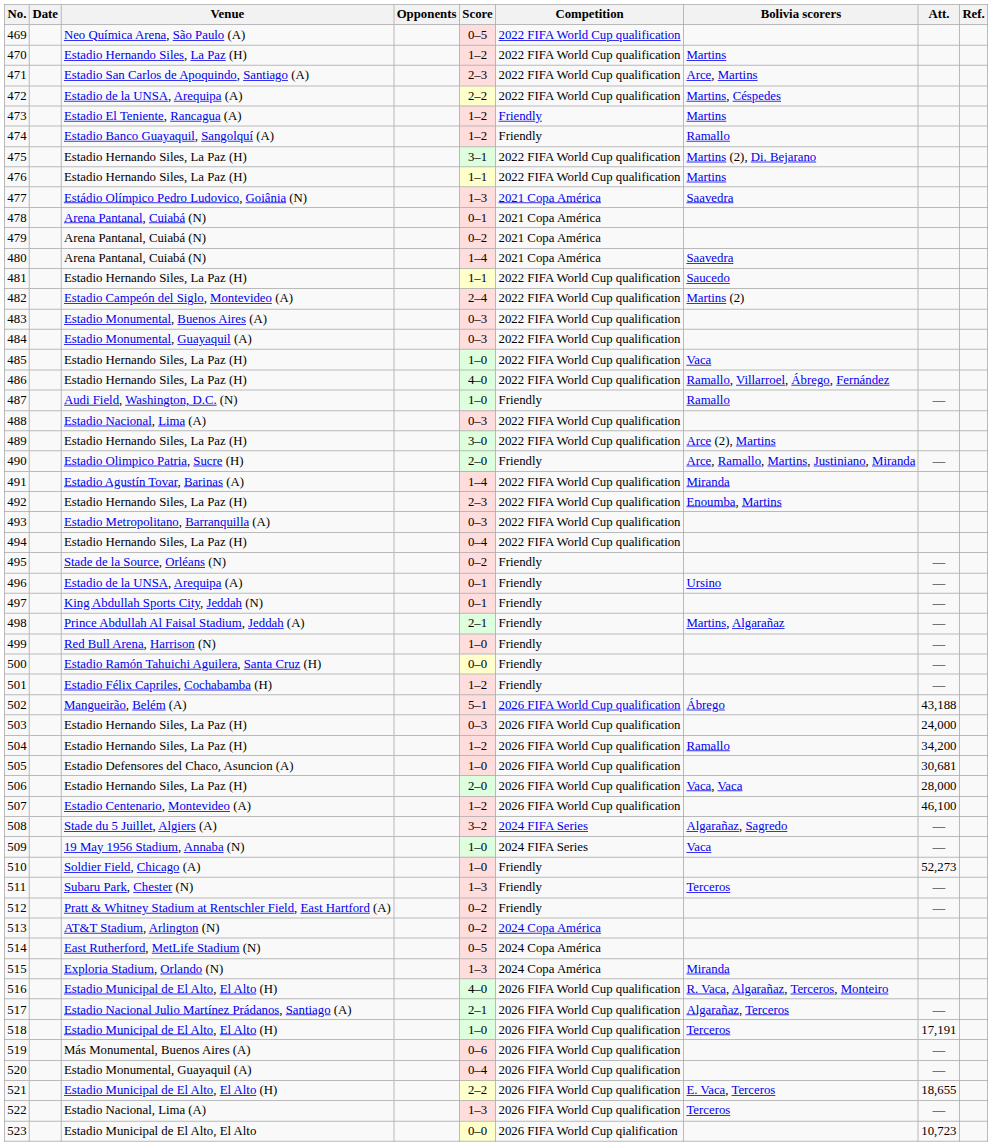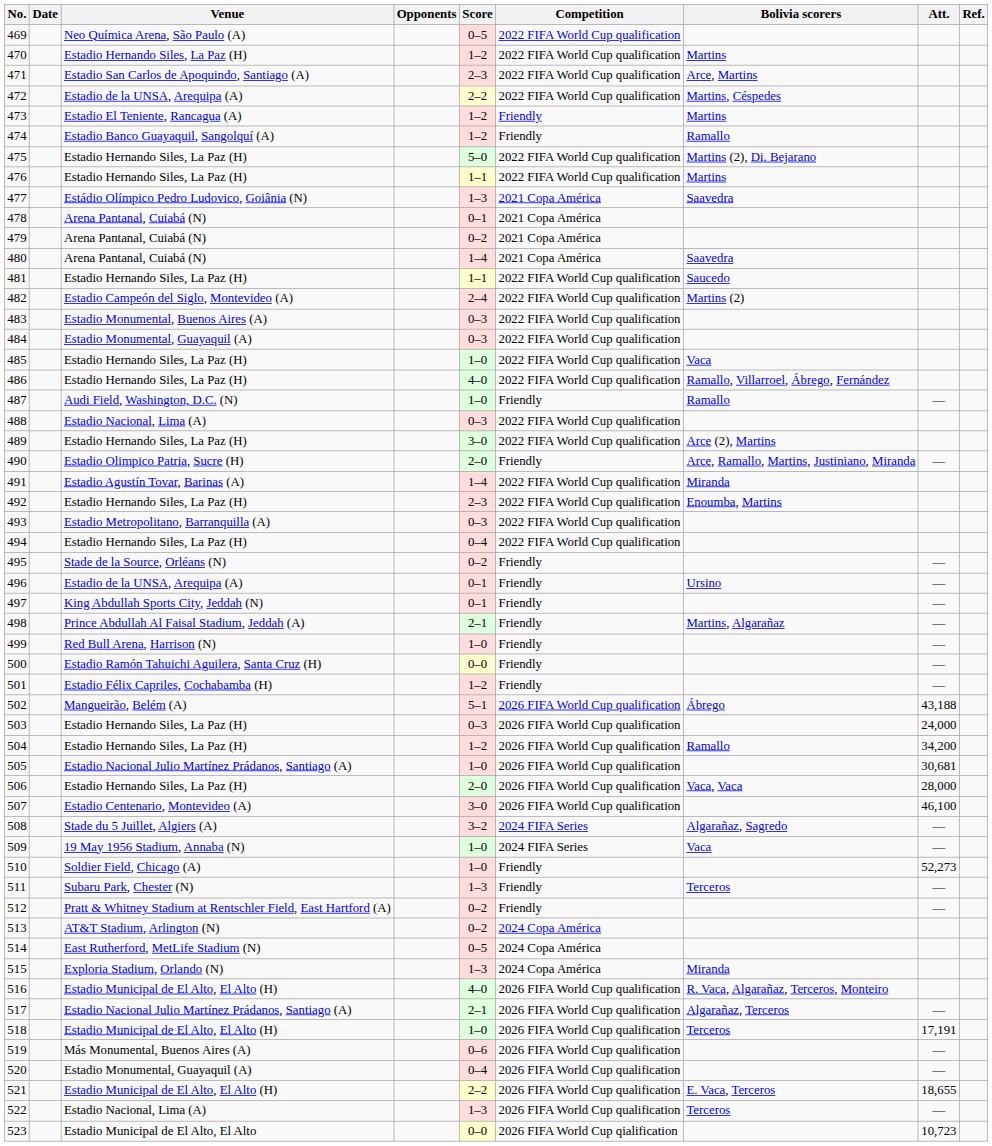(477, 156) 3–1 -> (477, 156) 5–0
(179, 765) Estadio Defensores del Chaco, Asuncion (A) -> (208, 765) Estadio Nacional Julio Martínez Prádanos, Santiago (A)
(477, 806) 1–2 -> (477, 806) 3–0
